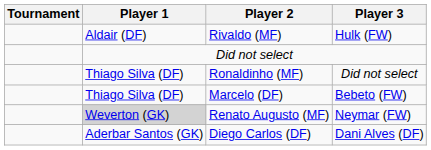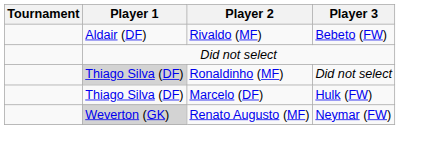(364, 34) Hulk (FW) -> (351, 34) Bebeto (FW)
(134, 74) no background -> (134, 74) lightgrey background
(371, 94) Bebeto (FW) -> (344, 94) Hulk (FW)
- row: (260, 134)
